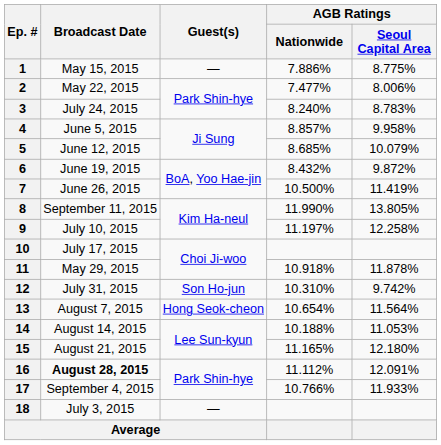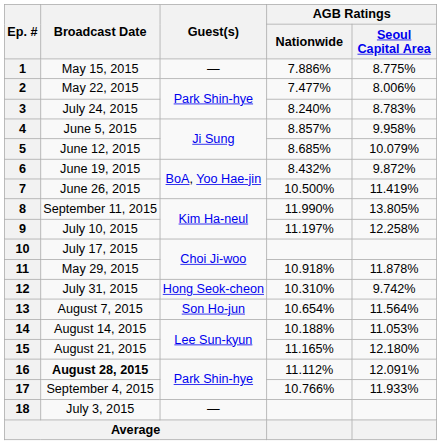(213, 289) Son Ho-jun -> (213, 289) Hong Seok-cheon
(213, 309) Hong Seok-cheon -> (213, 309) Son Ho-jun
